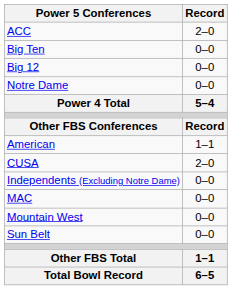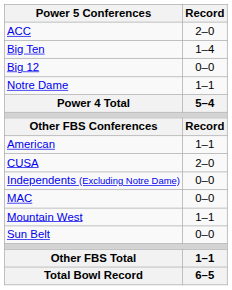(205, 49) 0–0 -> (205, 49) 1–4
(205, 85) 0–0 -> (205, 85) 1–1
(205, 216) 0–0 -> (205, 216) 1–1
